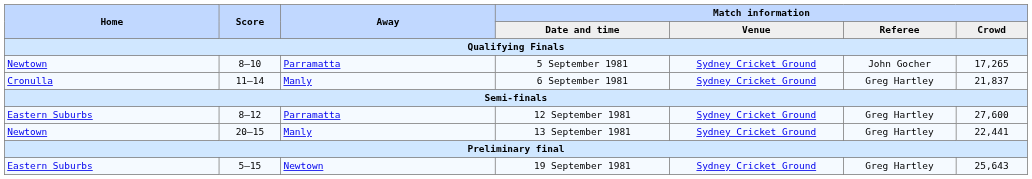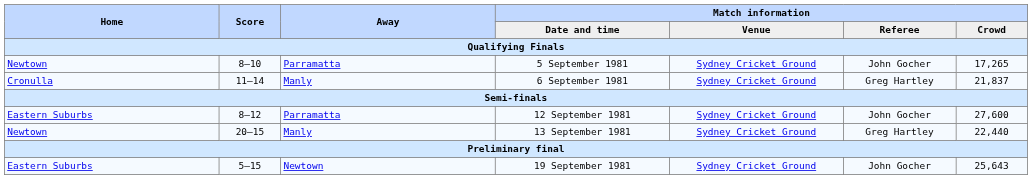(900, 115) Greg Hartley -> (900, 115) John Gocher
(992, 132) 22,441 -> (992, 132) 22,440
(900, 166) Greg Hartley -> (900, 166) John Gocher
